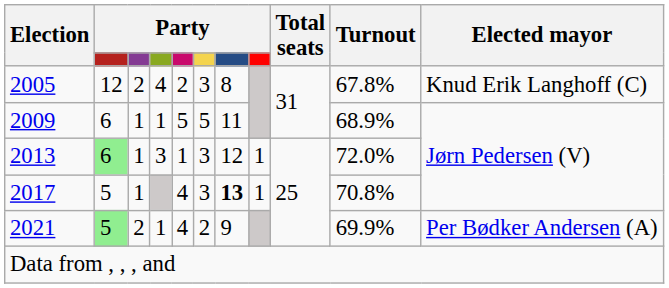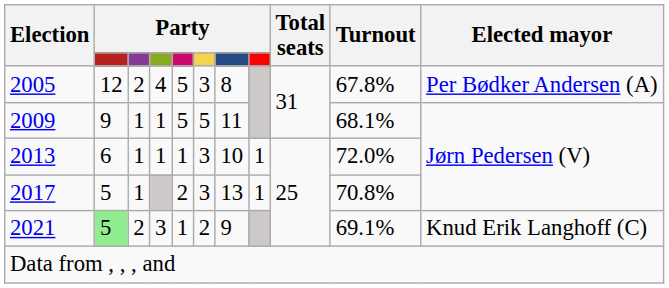(182, 84) 2 -> (182, 84) 5
(537, 84) Knud Erik Langhoff (C) -> (542, 84) Per Bødker Andersen (A)
(106, 120) 6 -> (106, 120) 9
(365, 120) 68.9% -> (365, 120) 68.1%
(106, 156) lightgreen background -> (106, 156) no background
(161, 156) 3 -> (161, 156) 1
(232, 156) 12 -> (232, 156) 10
(182, 192) 4 -> (182, 192) 2
(232, 192) bold -> (232, 192) normal
(161, 228) 1 -> (161, 228) 3
(182, 228) 4 -> (182, 228) 1
(365, 228) 69.9% -> (365, 228) 69.1%
(542, 228) Per Bødker Andersen (A) -> (537, 228) Knud Erik Langhoff (C)
